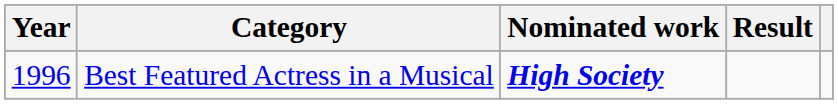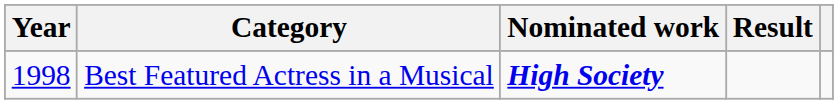(41, 74) 1996 -> (41, 74) 1998
